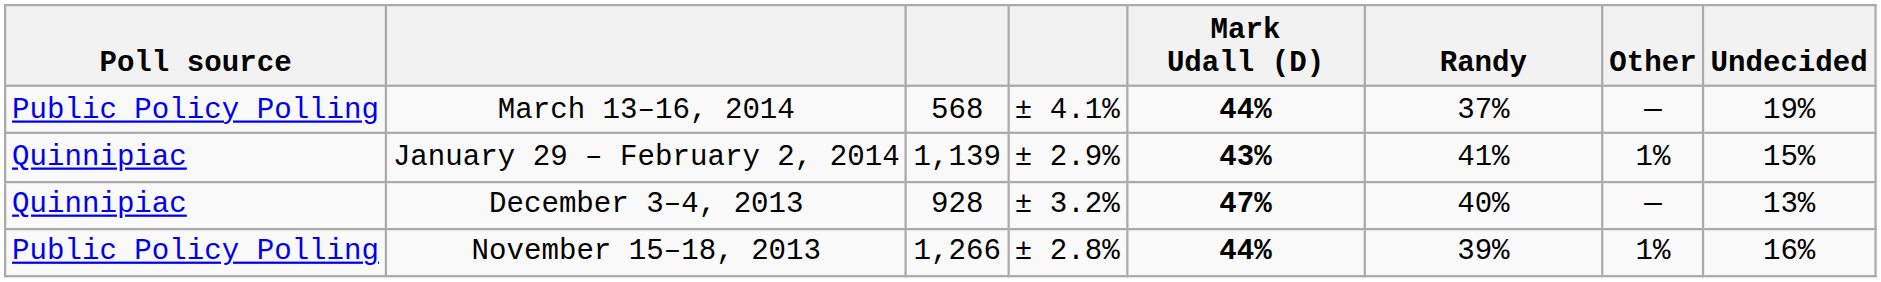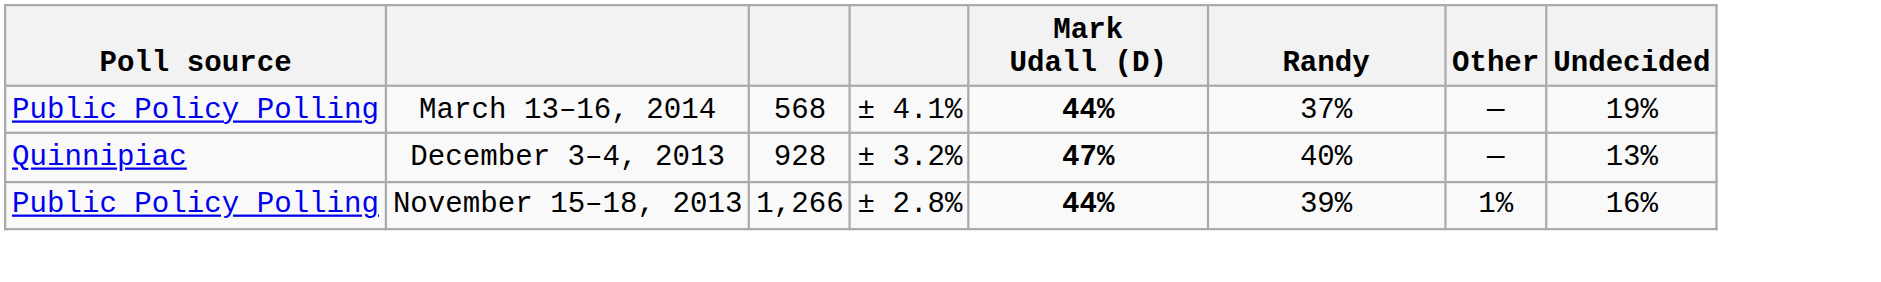- row: (646, 157)
